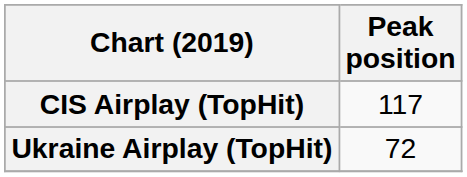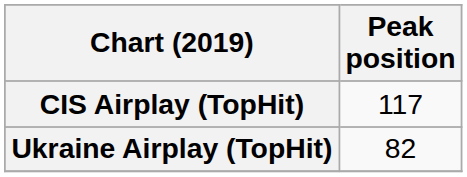(401, 148) 72 -> (401, 148) 82
